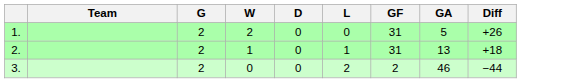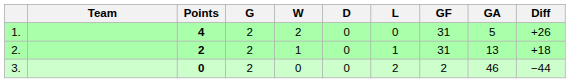+ column: (201, 13)
